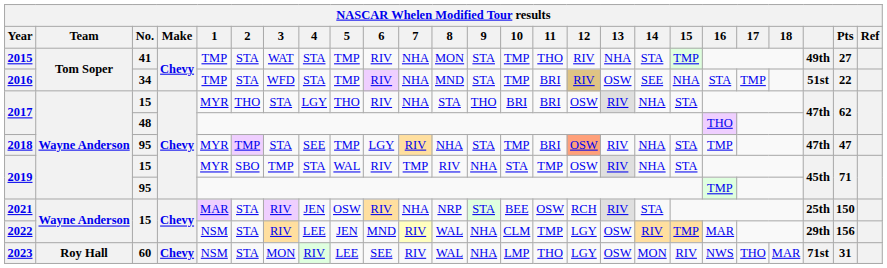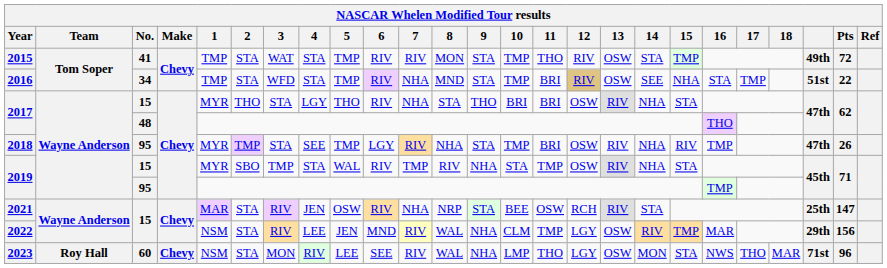(415, 58) NHA -> (415, 58) RIV
(618, 58) NHA -> (618, 58) OSW
(845, 58) 27 -> (845, 58) 72
(584, 144) lightsalmon background -> (584, 144) no background
(686, 144) STA -> (686, 144) RIV
(845, 144) 47 -> (845, 144) 26
(845, 209) 150 -> (845, 209) 147
(686, 253) RIV -> (686, 253) STA
(845, 253) 31 -> (845, 253) 96
